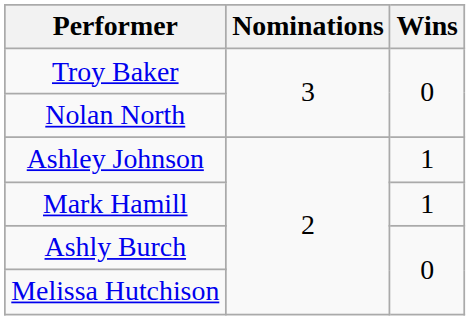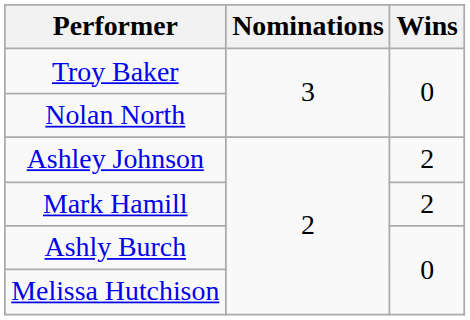(427, 159) 1 -> (427, 159) 2
(427, 203) 1 -> (427, 203) 2
